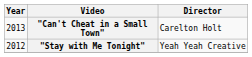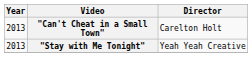(16, 46) 2012 -> (16, 46) 2013
